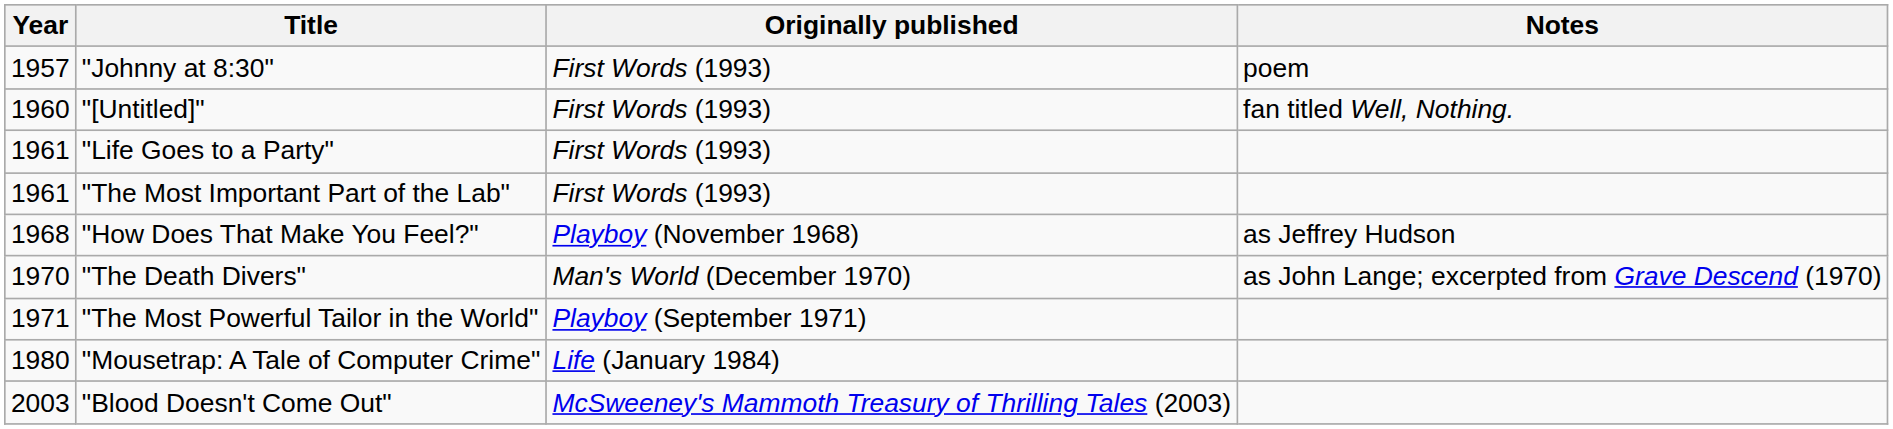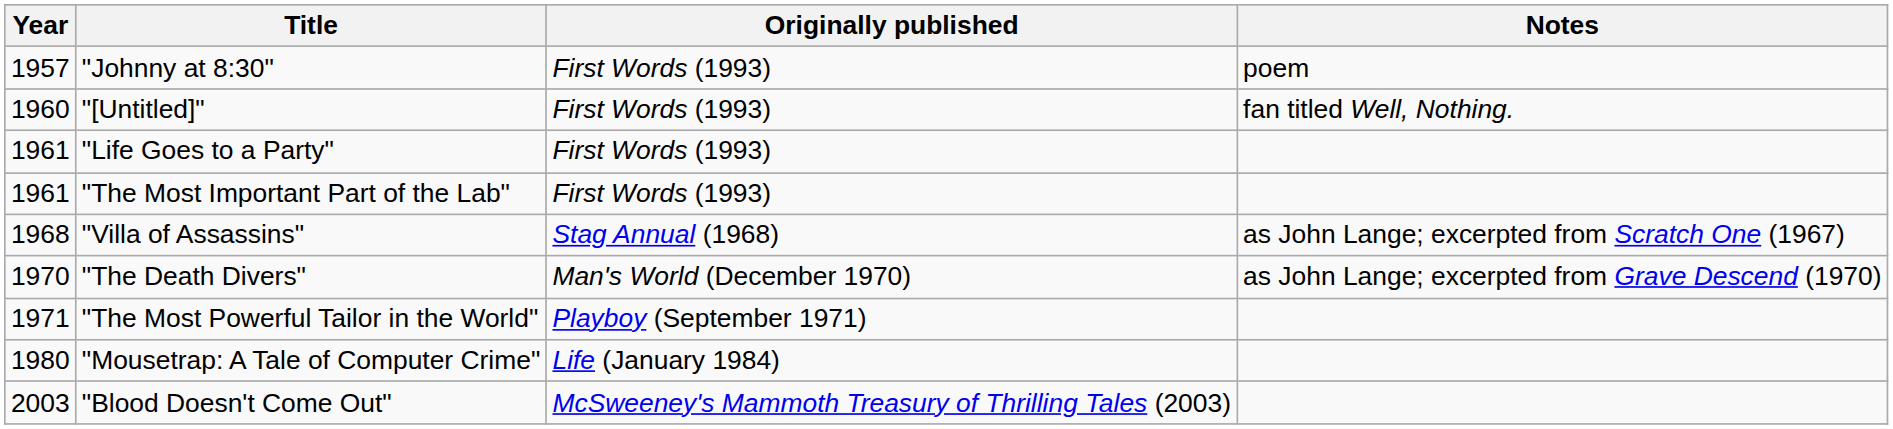+ row: (193, 234)
- row: (280, 234)
